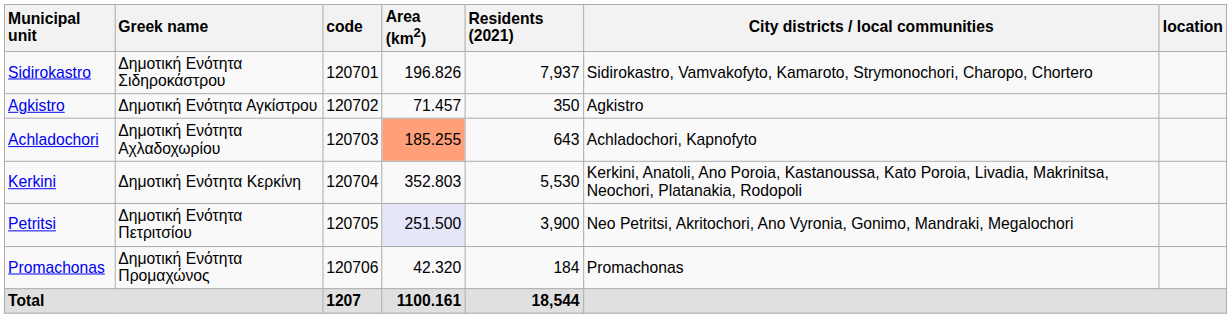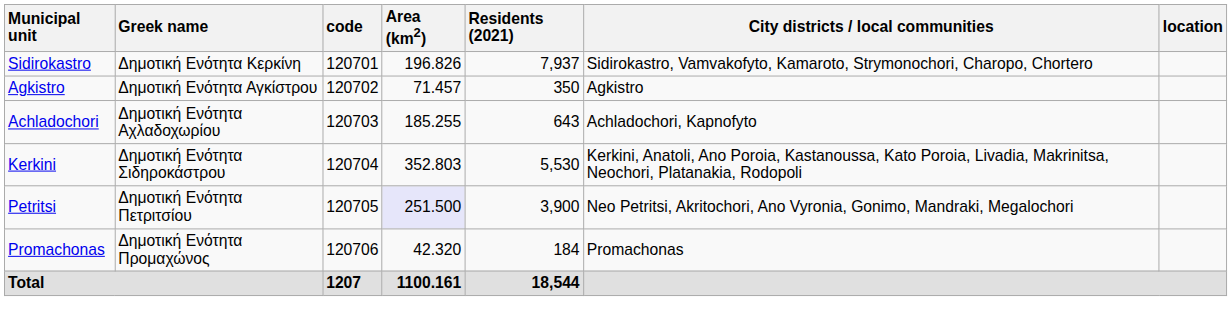(180, 72) Δημοτική Ενότητα Σιδηροκάστρου -> (210, 63) Δημοτική Ενότητα Κερκίνη
(433, 139) lightsalmon background -> (433, 122) no background
(210, 182) Δημοτική Ενότητα Κερκίνη -> (180, 164) Δημοτική Ενότητα Σιδηροκάστρου
